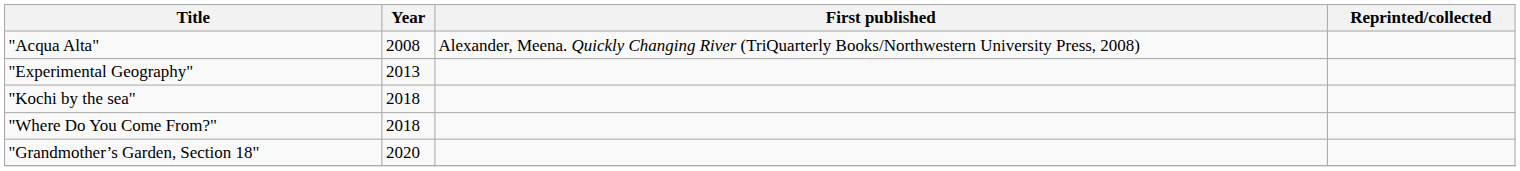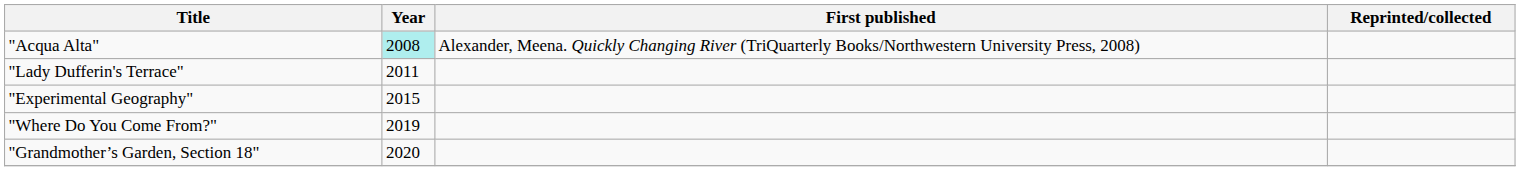(403, 44) no background -> (403, 44) paleturquoise background
+ row: (96, 71)
(403, 71) 2013 -> (403, 98) 2015
- row: (72, 98)
(403, 125) 2018 -> (403, 125) 2019
